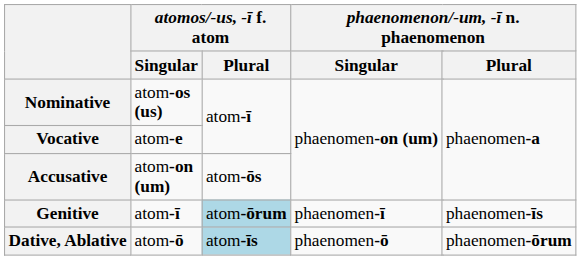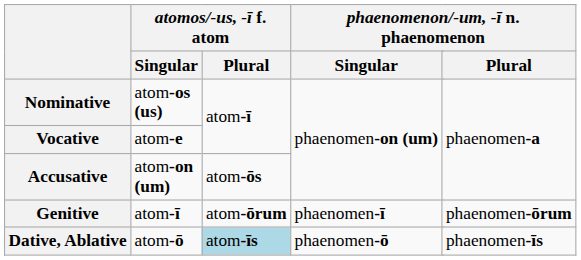(246, 213) lightblue background -> (246, 213) no background
(494, 213) phaenomen-īs -> (509, 213) phaenomen-ōrum
(509, 240) phaenomen-ōrum -> (494, 240) phaenomen-īs
